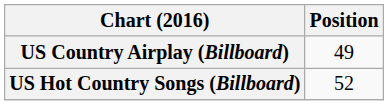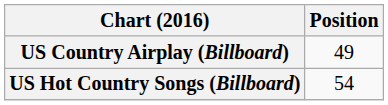(344, 83) 52 -> (344, 83) 54
